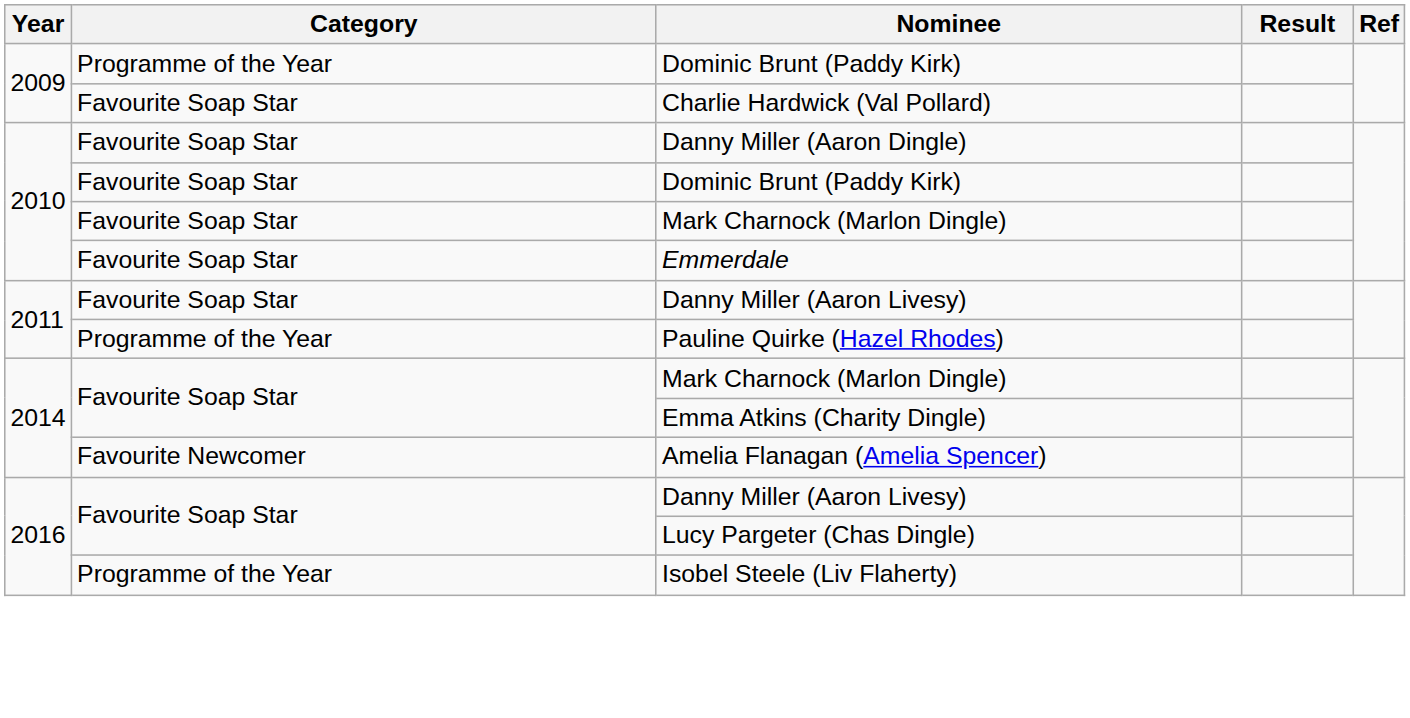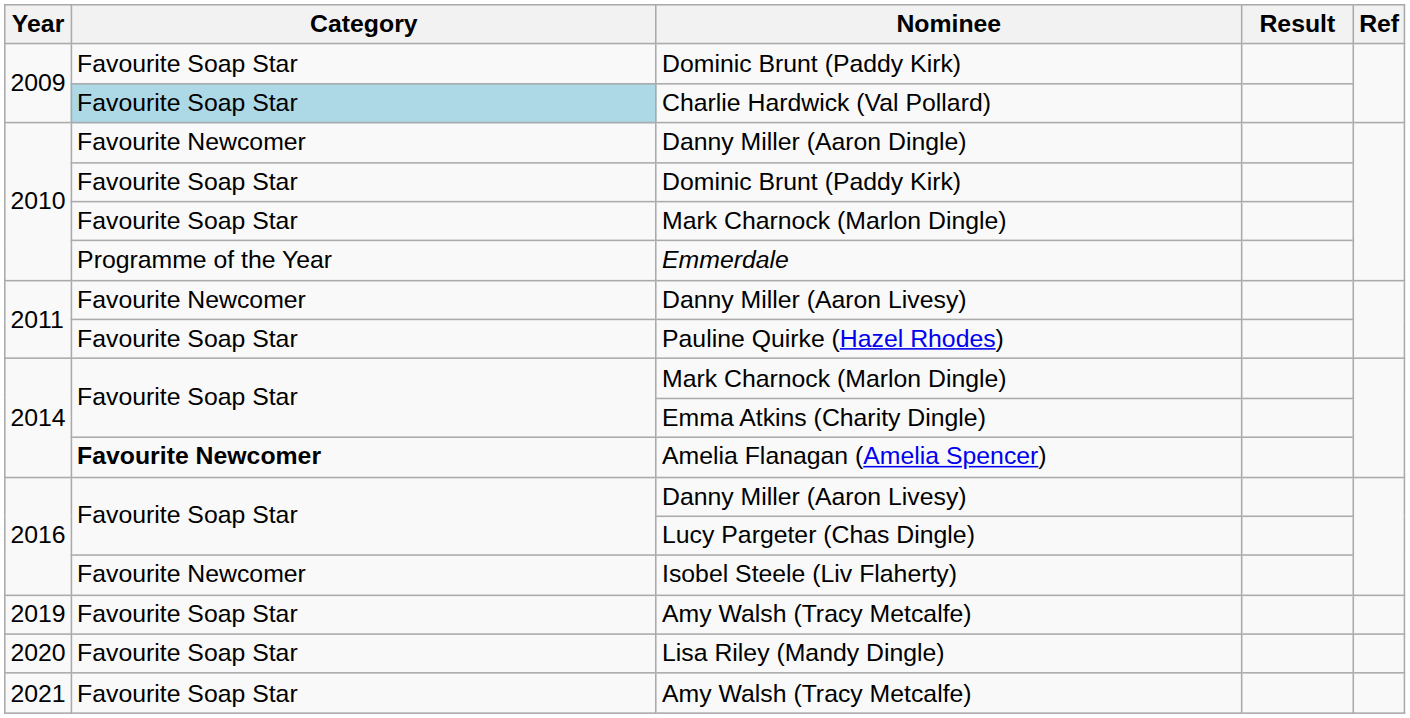(205, 63) Programme of the Year -> (187, 63) Favourite Soap Star
(187, 102) no background -> (187, 102) lightblue background
(187, 142) Favourite Soap Star -> (191, 142) Favourite Newcomer
(187, 260) Favourite Soap Star -> (205, 260) Programme of the Year
(187, 299) Favourite Soap Star -> (191, 299) Favourite Newcomer
(205, 338) Programme of the Year -> (187, 338) Favourite Soap Star
(191, 456) normal -> (199, 456) bold
(205, 574) Programme of the Year -> (191, 574) Favourite Newcomer
+ row: (38, 614)
+ row: (38, 653)
+ row: (38, 692)
